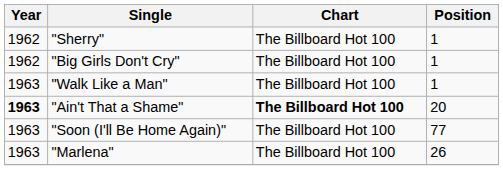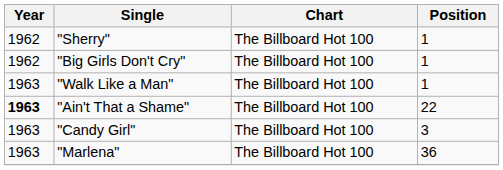(330, 107) bold -> (304, 107) normal
(438, 107) 20 -> (429, 107) 22
- row: (139, 130)
+ row: (96, 130)
(438, 152) 26 -> (429, 152) 36
